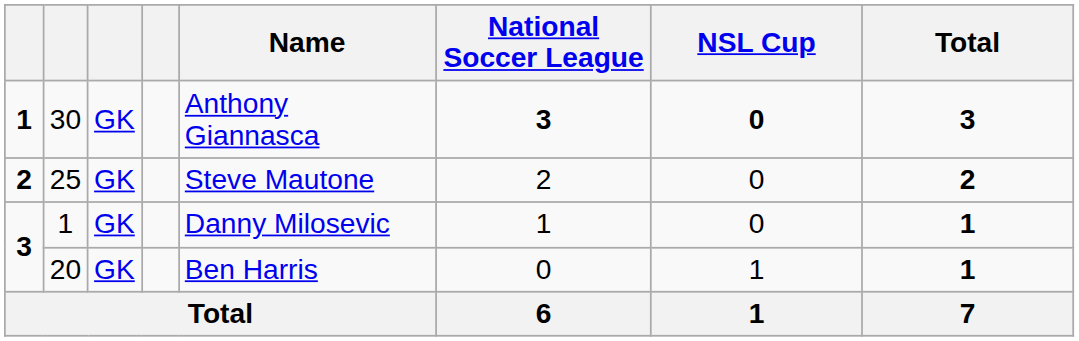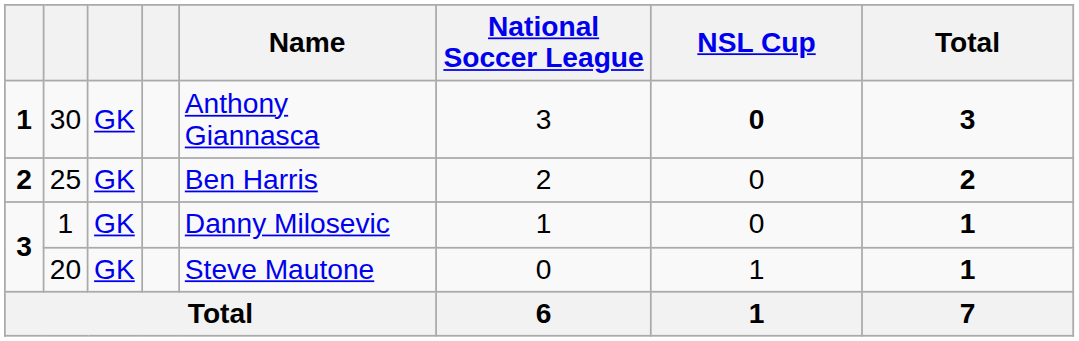(544, 119) bold -> (544, 119) normal
(280, 179) Steve Mautone -> (251, 179) Ben Harris
(251, 268) Ben Harris -> (280, 268) Steve Mautone
